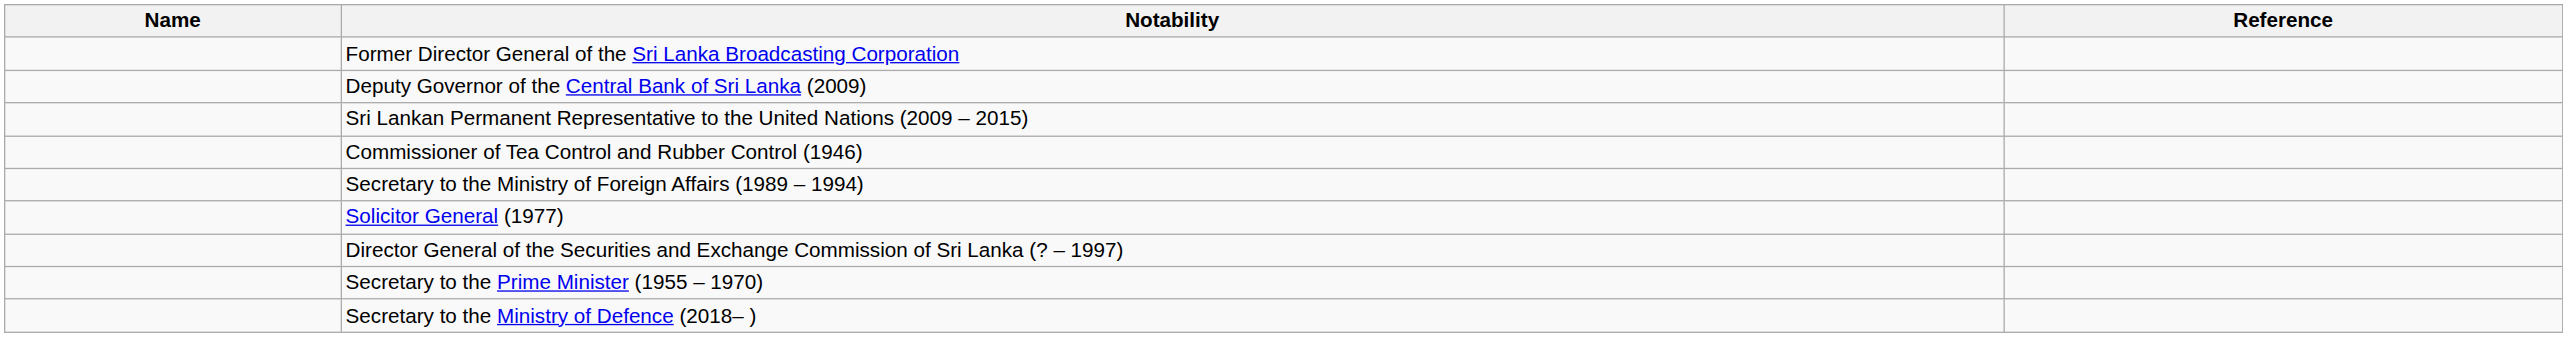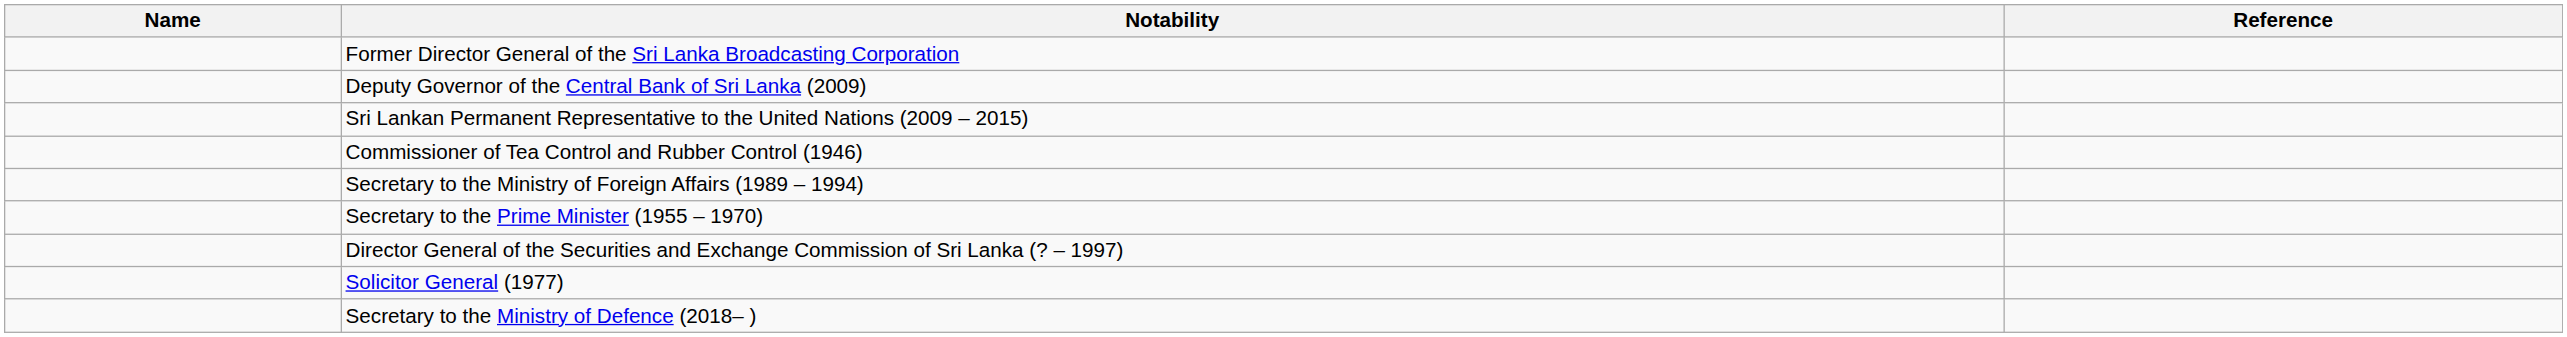rows swapped: (554, 282) <-> (455, 217)
